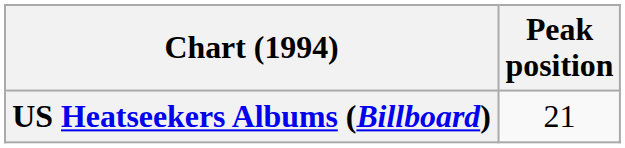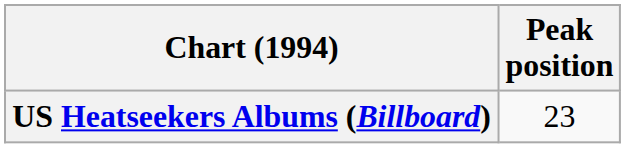(559, 116) 21 -> (559, 116) 23
